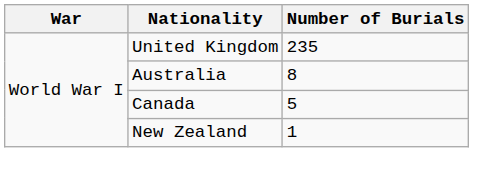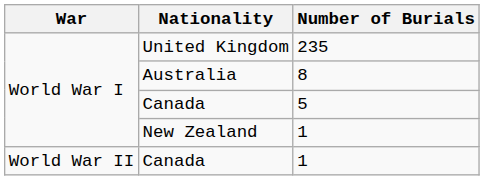+ row: (174, 161)
